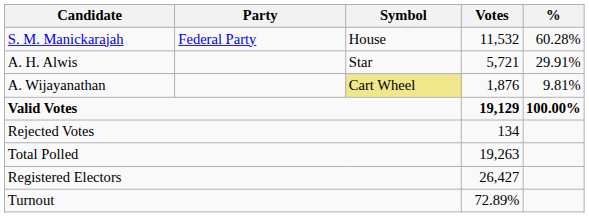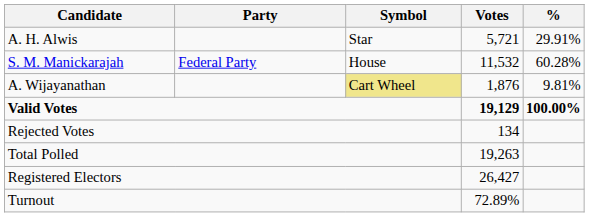rows swapped: (66, 39) <-> (43, 62)
